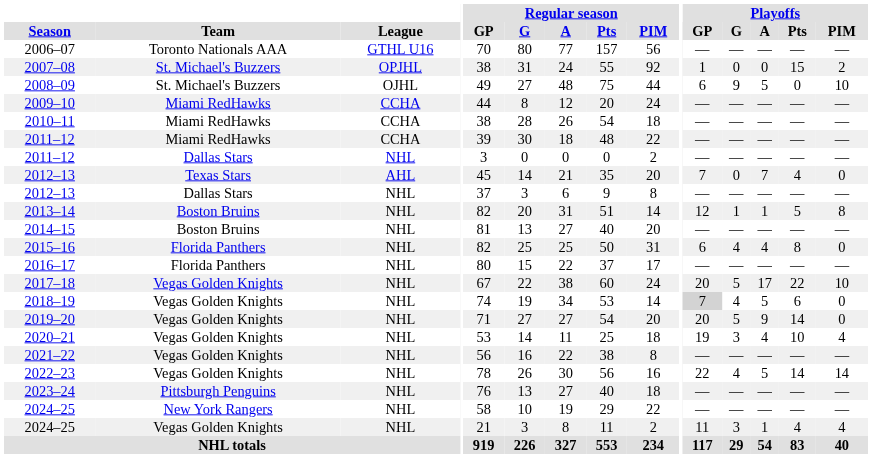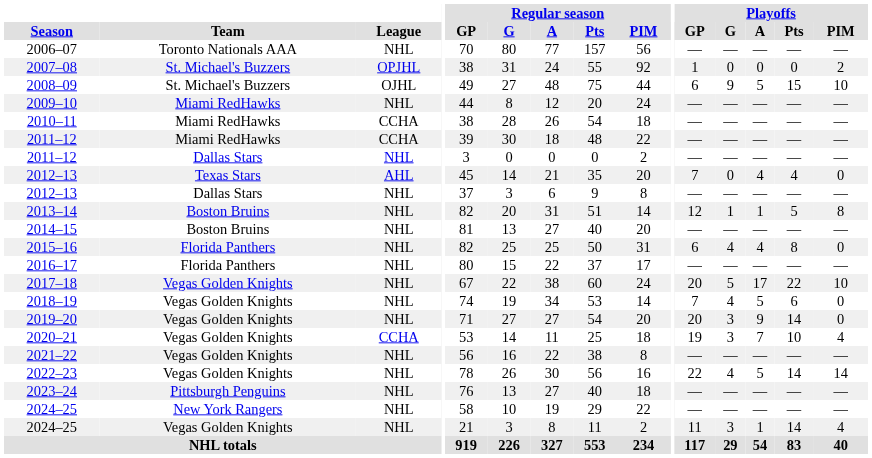(400, 49) GTHL U16 -> (399, 49) NHL
(797, 67) 15 -> (794, 67) 0
(797, 85) 0 -> (794, 85) 15
(400, 103) CCHA -> (399, 103) NHL
(765, 175) 7 -> (760, 175) 4
(702, 301) lightgrey background -> (695, 301) no background
(736, 319) 5 -> (730, 319) 3
(400, 337) NHL -> (399, 337) CCHA
(765, 337) 4 -> (760, 337) 7
(797, 427) 4 -> (794, 427) 14
